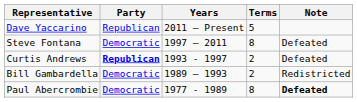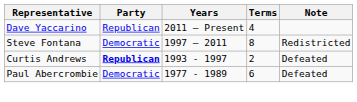(252, 28) 5 -> (252, 28) 4
(305, 43) Defeated -> (316, 43) Redistricted
- row: (52, 74)
(252, 89) 8 -> (252, 74) 6
(305, 89) bold -> (305, 74) normal
